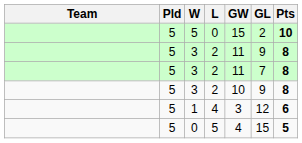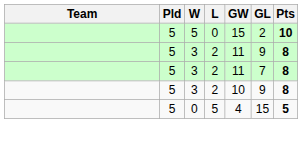- row: (194, 109)
